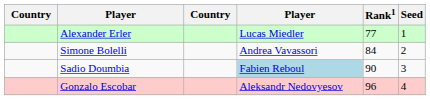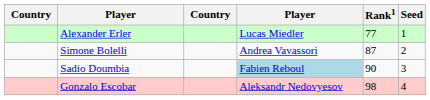(371, 51) 84 -> (371, 51) 87
(371, 86) 96 -> (371, 86) 98
